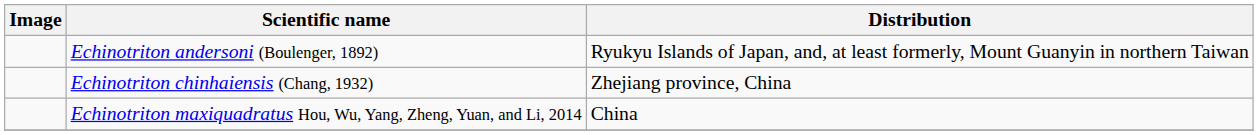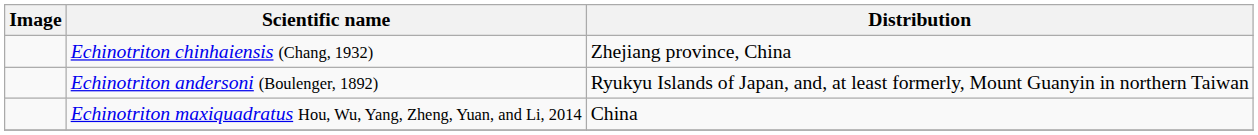rows swapped: (224, 51) <-> (222, 82)
